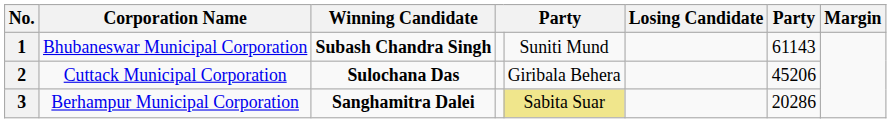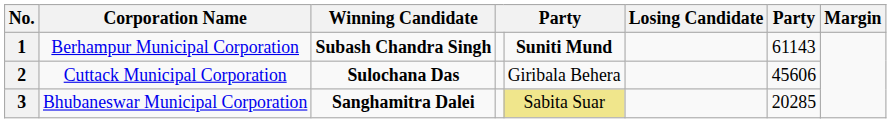(175, 46) Bhubaneswar Municipal Corporation -> (175, 46) Berhampur Municipal Corporation
(564, 46) normal -> (564, 46) bold
(794, 74) 45206 -> (794, 74) 45606
(175, 103) Berhampur Municipal Corporation -> (175, 103) Bhubaneswar Municipal Corporation
(794, 103) 20286 -> (794, 103) 20285
